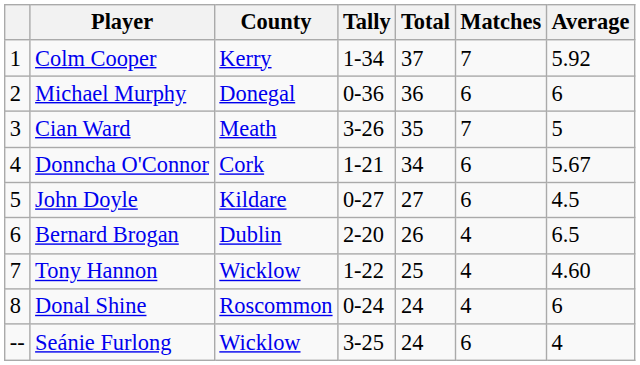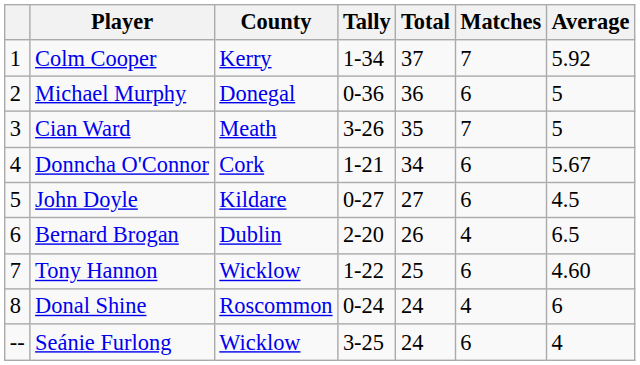(557, 93) 6 -> (557, 93) 5
(466, 270) 4 -> (466, 270) 6
